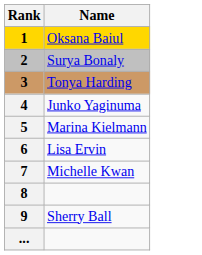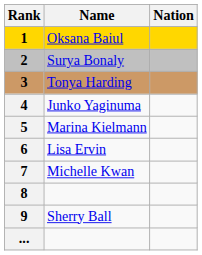+ column: (174, 15)
